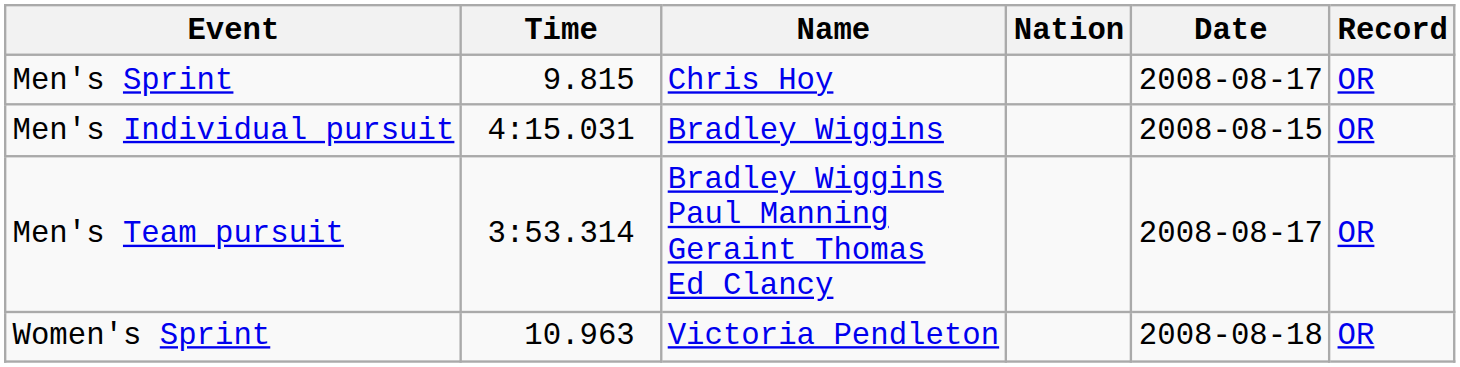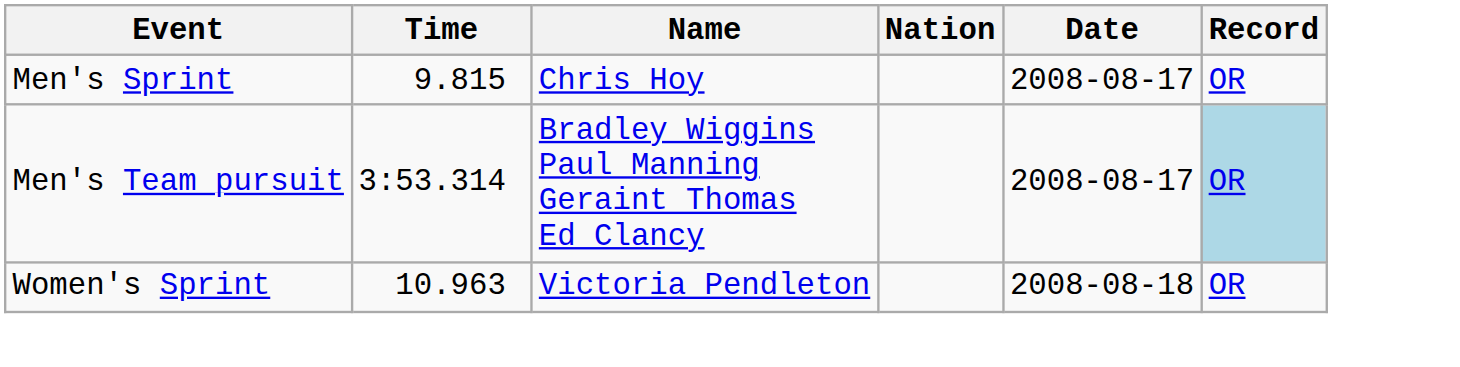- row: (233, 130)
(1356, 233) no background -> (1227, 183) lightblue background
